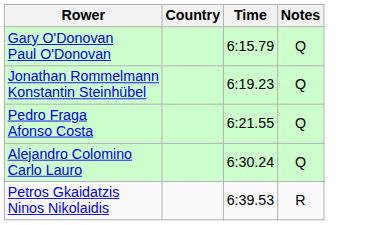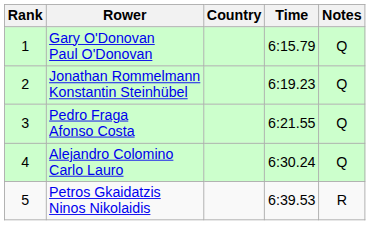+ column: (25, 15)
